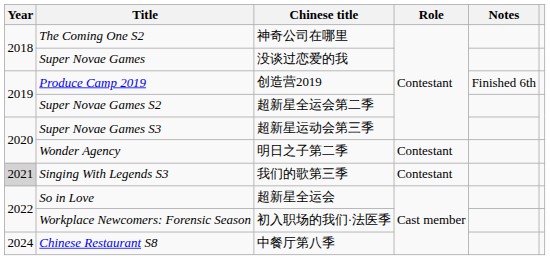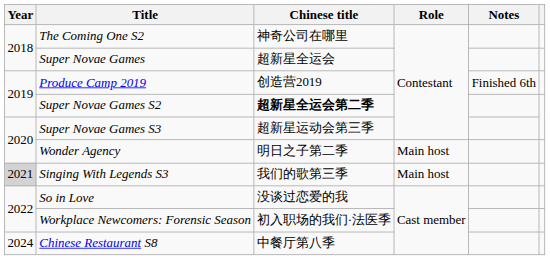(302, 59) 没谈过恋爱的我 -> (296, 59) 超新星全运会
(315, 105) normal -> (315, 105) bold
(425, 151) Contestant -> (423, 151) Main host
(425, 174) Contestant -> (423, 174) Main host
(296, 197) 超新星全运会 -> (302, 197) 没谈过恋爱的我
